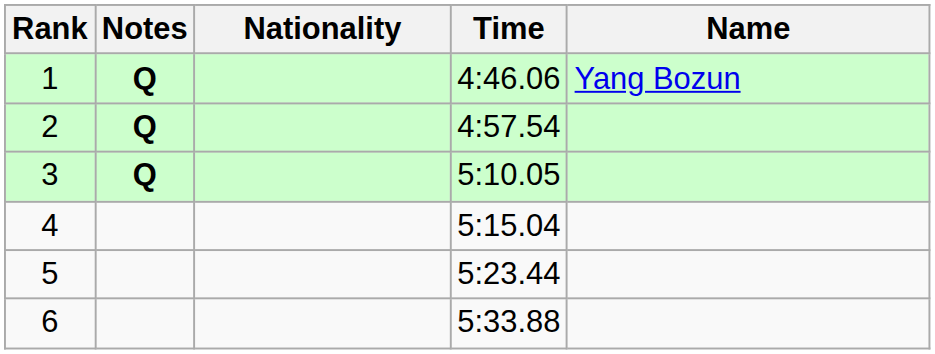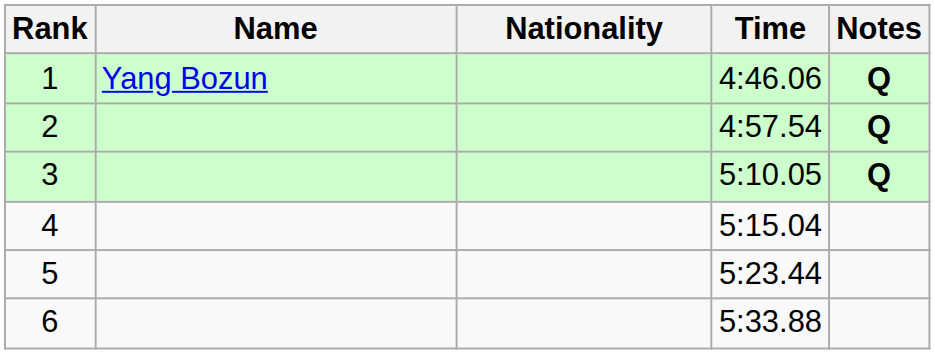columns swapped: (748, 28) <-> (145, 28)
